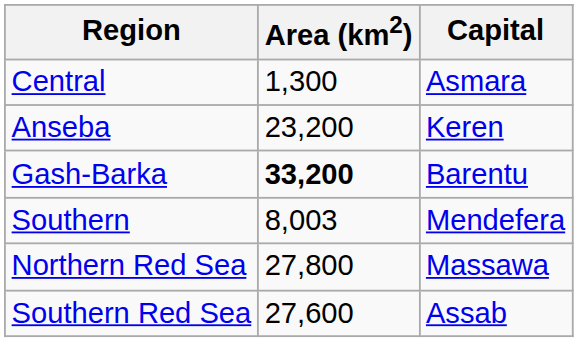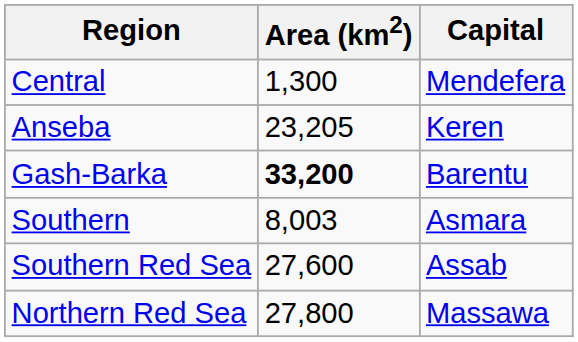(476, 81) Asmara -> (496, 81) Mendefera
(309, 127) 23,200 -> (309, 127) 23,205
(496, 220) Mendefera -> (476, 220) Asmara
rows swapped: (129, 266) <-> (131, 312)
